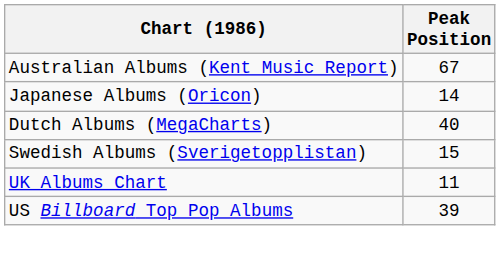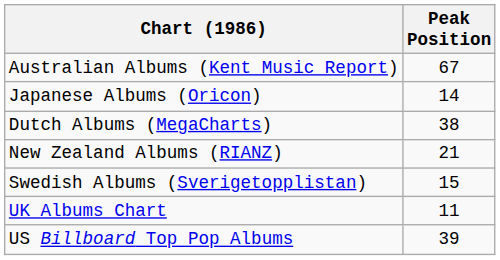(449, 125) 40 -> (449, 125) 38
+ row: (146, 154)
